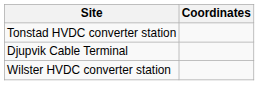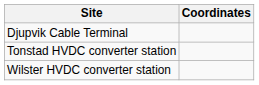rows swapped: (92, 32) <-> (68, 51)
